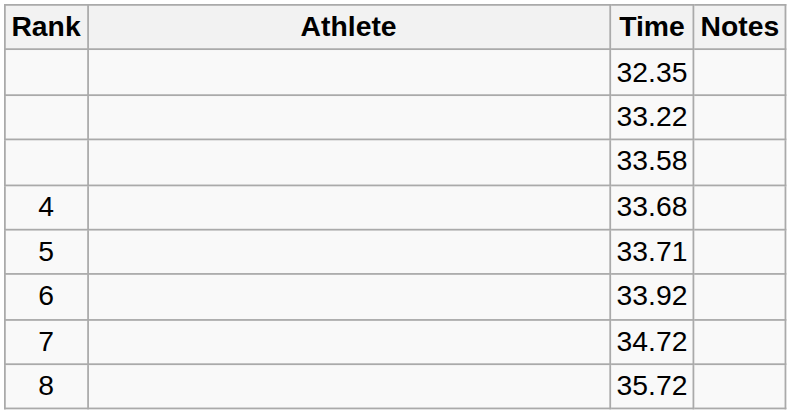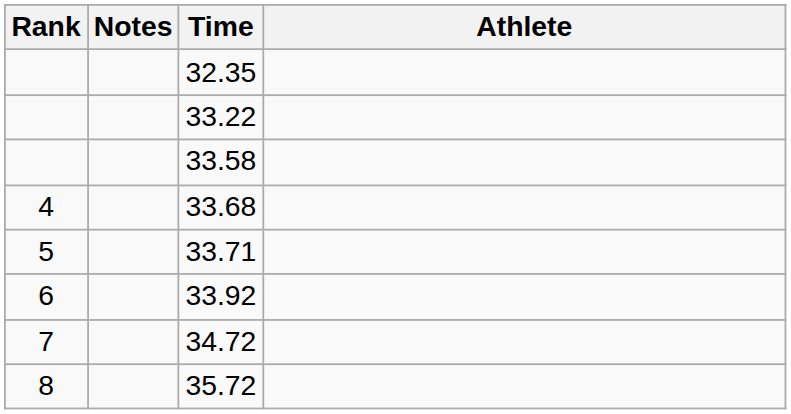columns swapped: (349, 26) <-> (740, 26)
